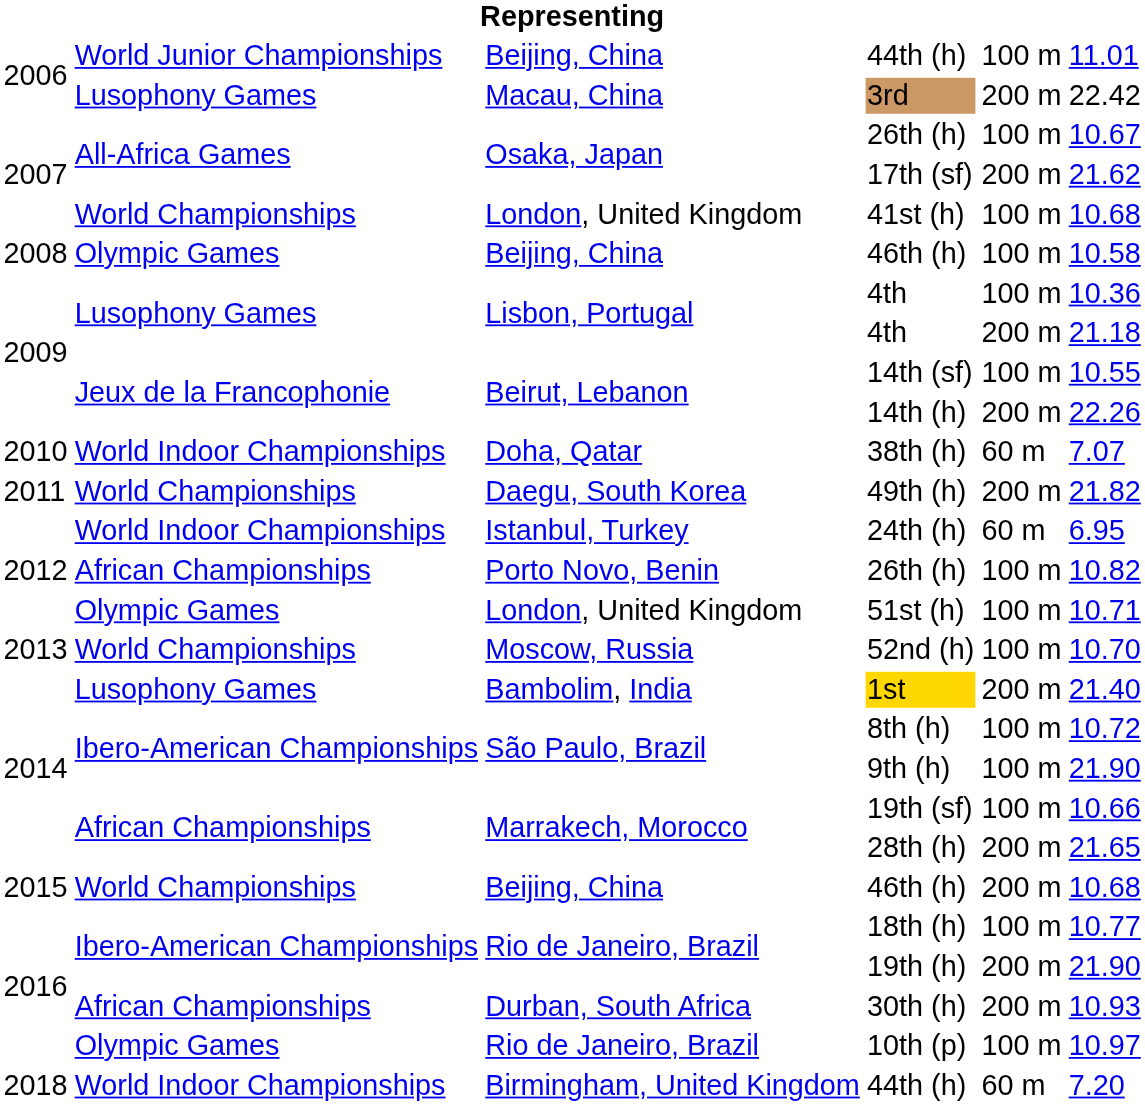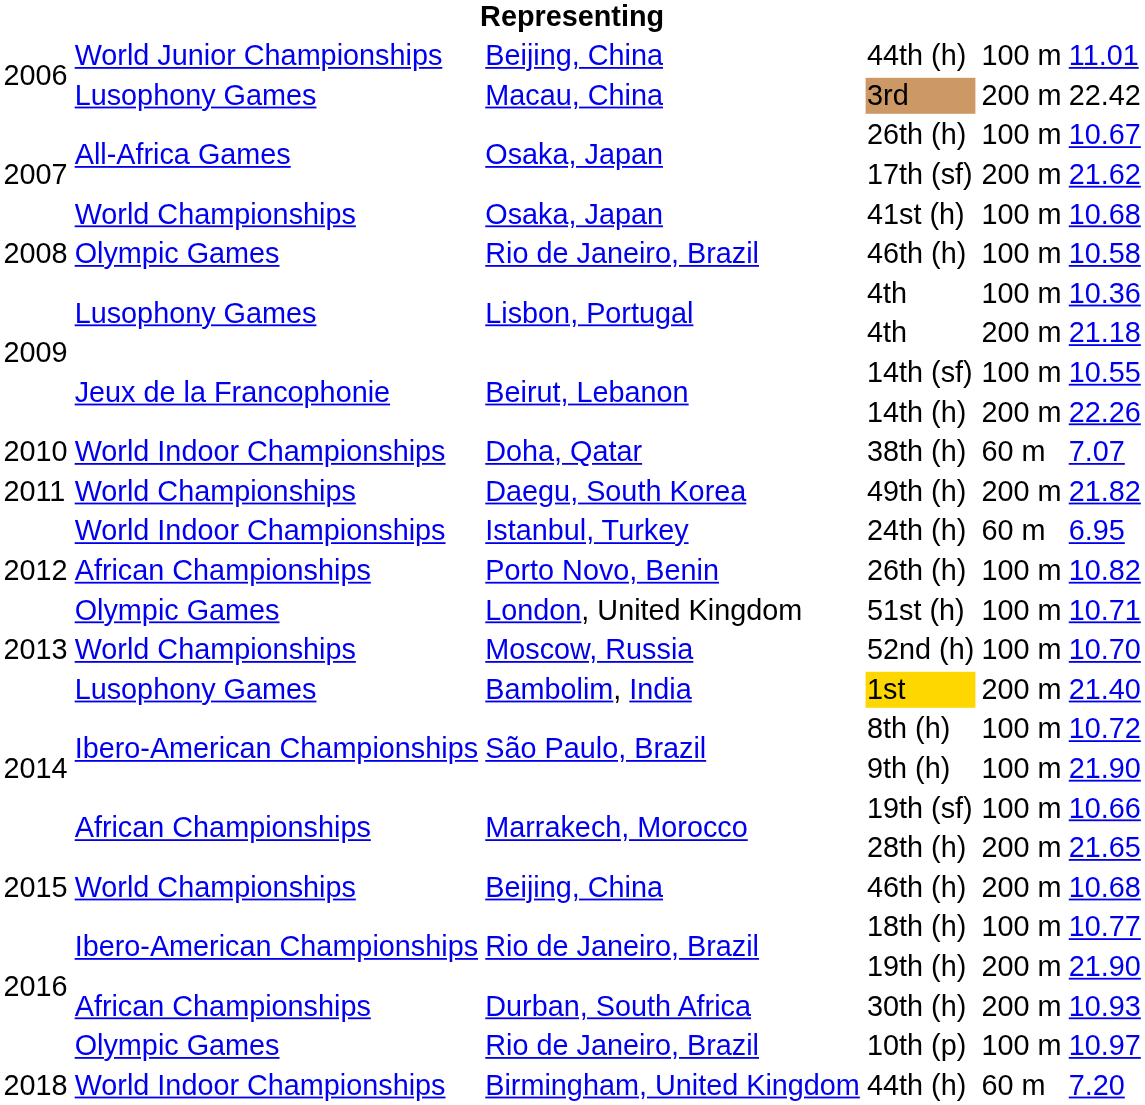(644, 214) London, United Kingdom -> (574, 214) Osaka, Japan
(574, 253) Beijing, China -> (622, 253) Rio de Janeiro, Brazil
